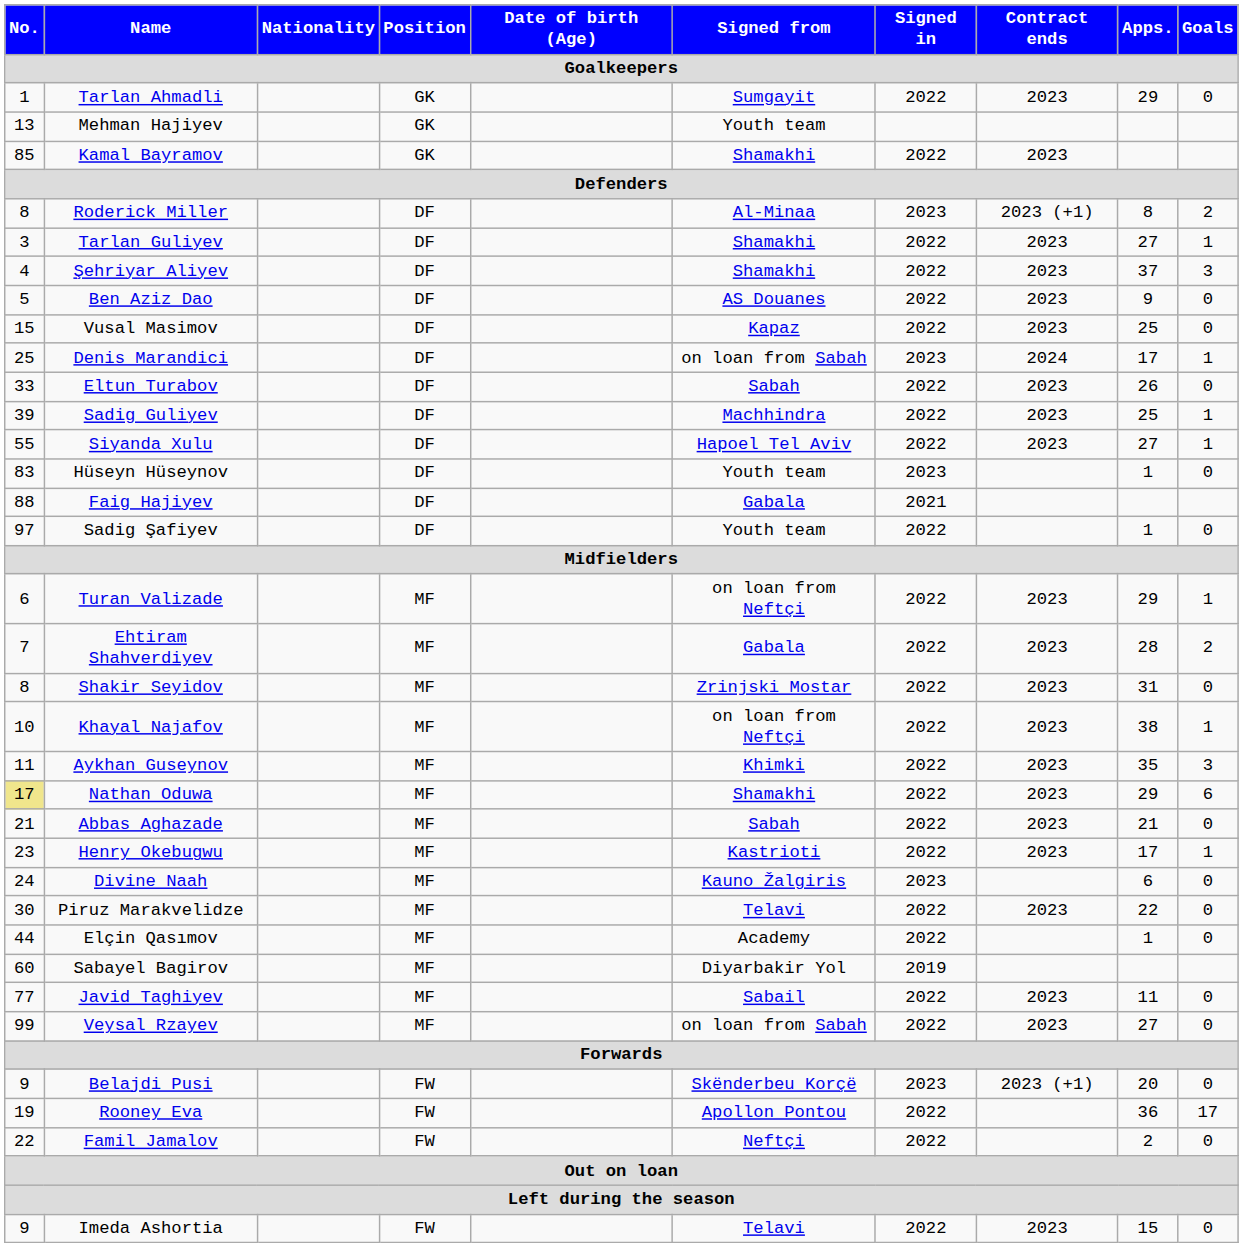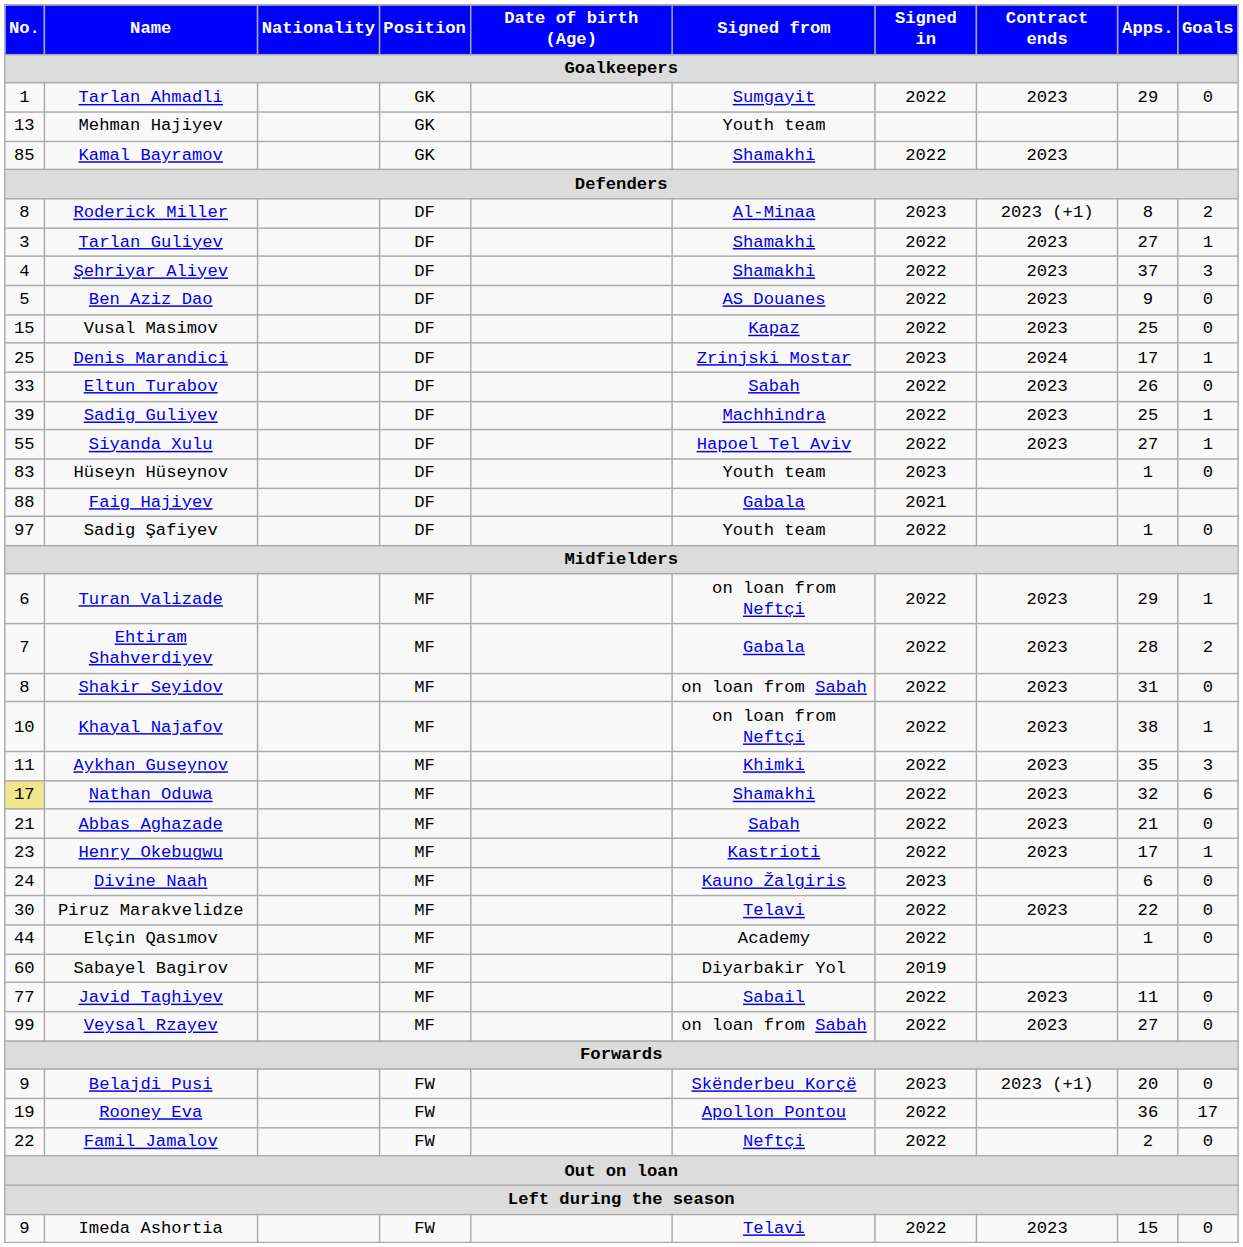(774, 357) on loan from Sabah -> (774, 357) Zrinjski Mostar
(774, 687) Zrinjski Mostar -> (774, 687) on loan from Sabah
(1148, 795) 29 -> (1148, 795) 32
